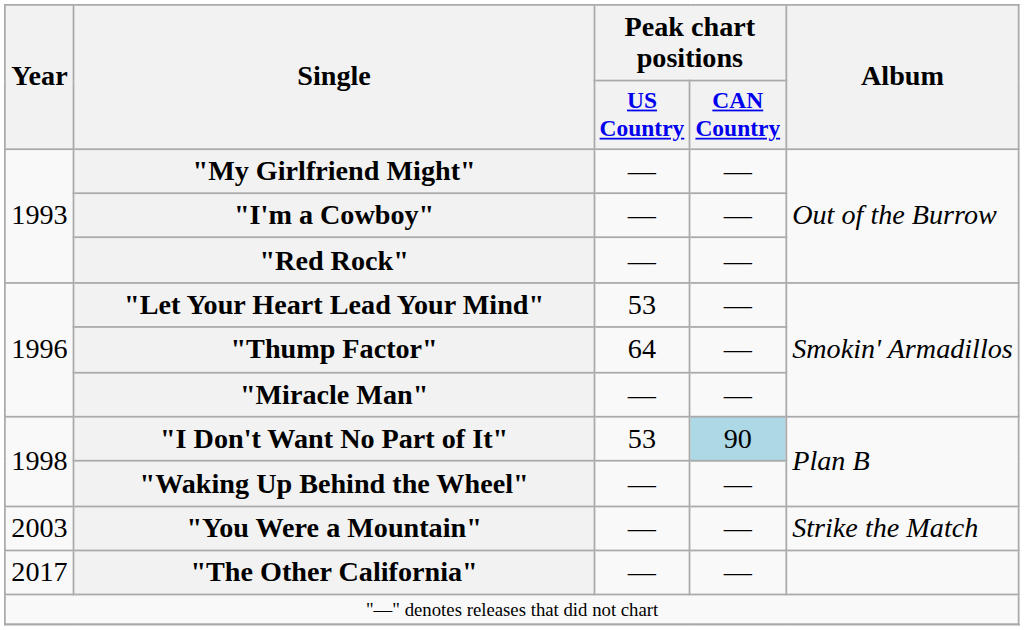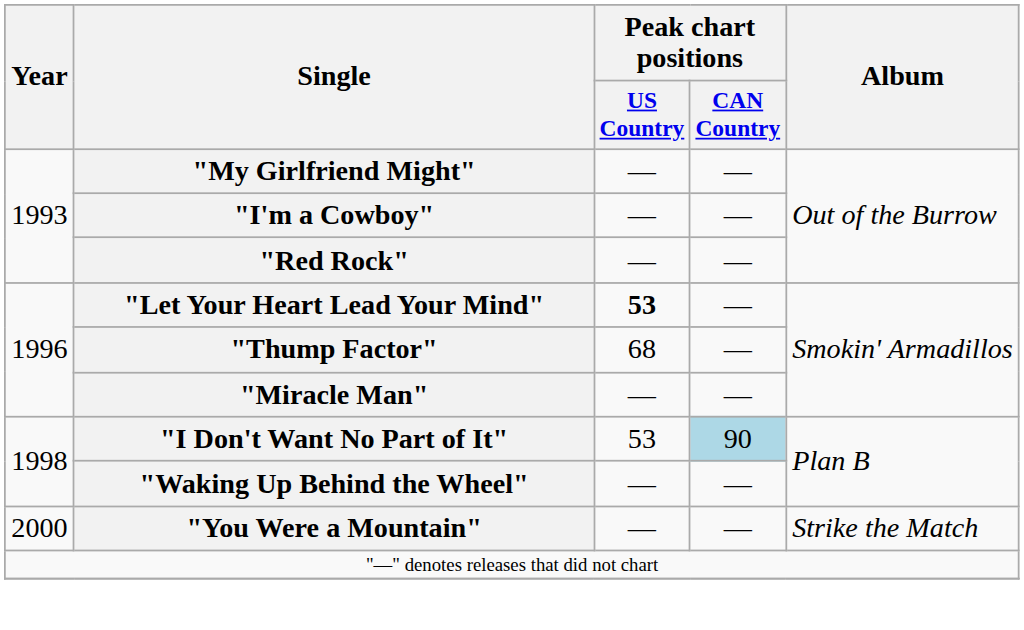(642, 304) normal -> (642, 304) bold
(642, 349) 64 -> (642, 349) 68
(40, 527) 2003 -> (40, 527) 2000
- row: (334, 572)
